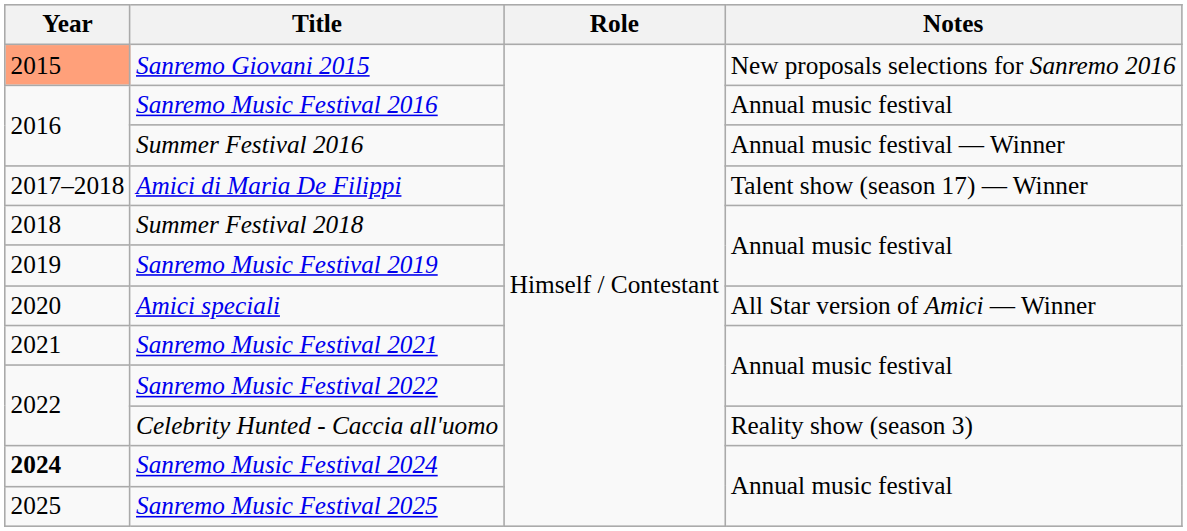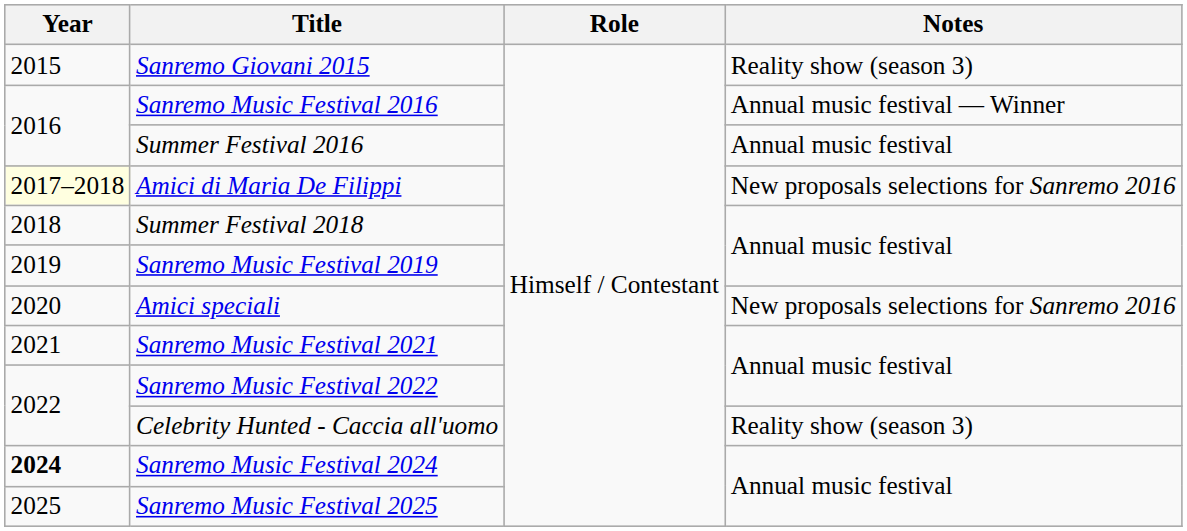(36, 64) lightsalmon background -> (36, 64) no background
(953, 64) New proposals selections for Sanremo 2016 -> (852, 64) Reality show (season 3)
(842, 104) Annual music festival -> (898, 104) Annual music festival — Winner
(898, 144) Annual music festival — Winner -> (842, 144) Annual music festival
(67, 184) no background -> (67, 184) lightyellow background
(909, 184) Talent show (season 17) — Winner -> (953, 184) New proposals selections for Sanremo 2016
(913, 305) All Star version of Amici — Winner -> (953, 305) New proposals selections for Sanremo 2016
